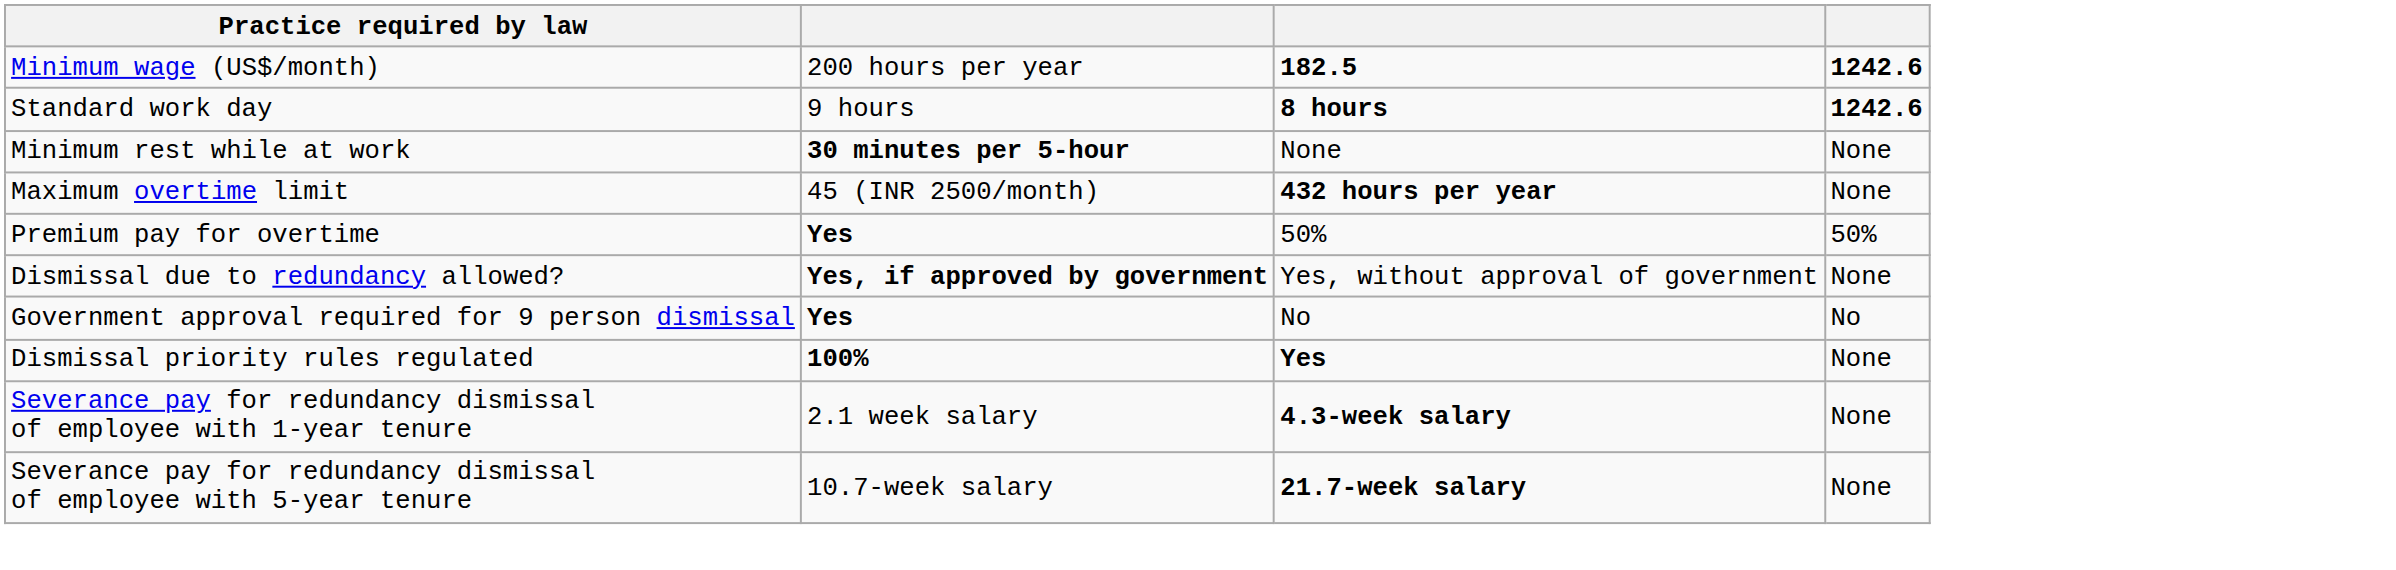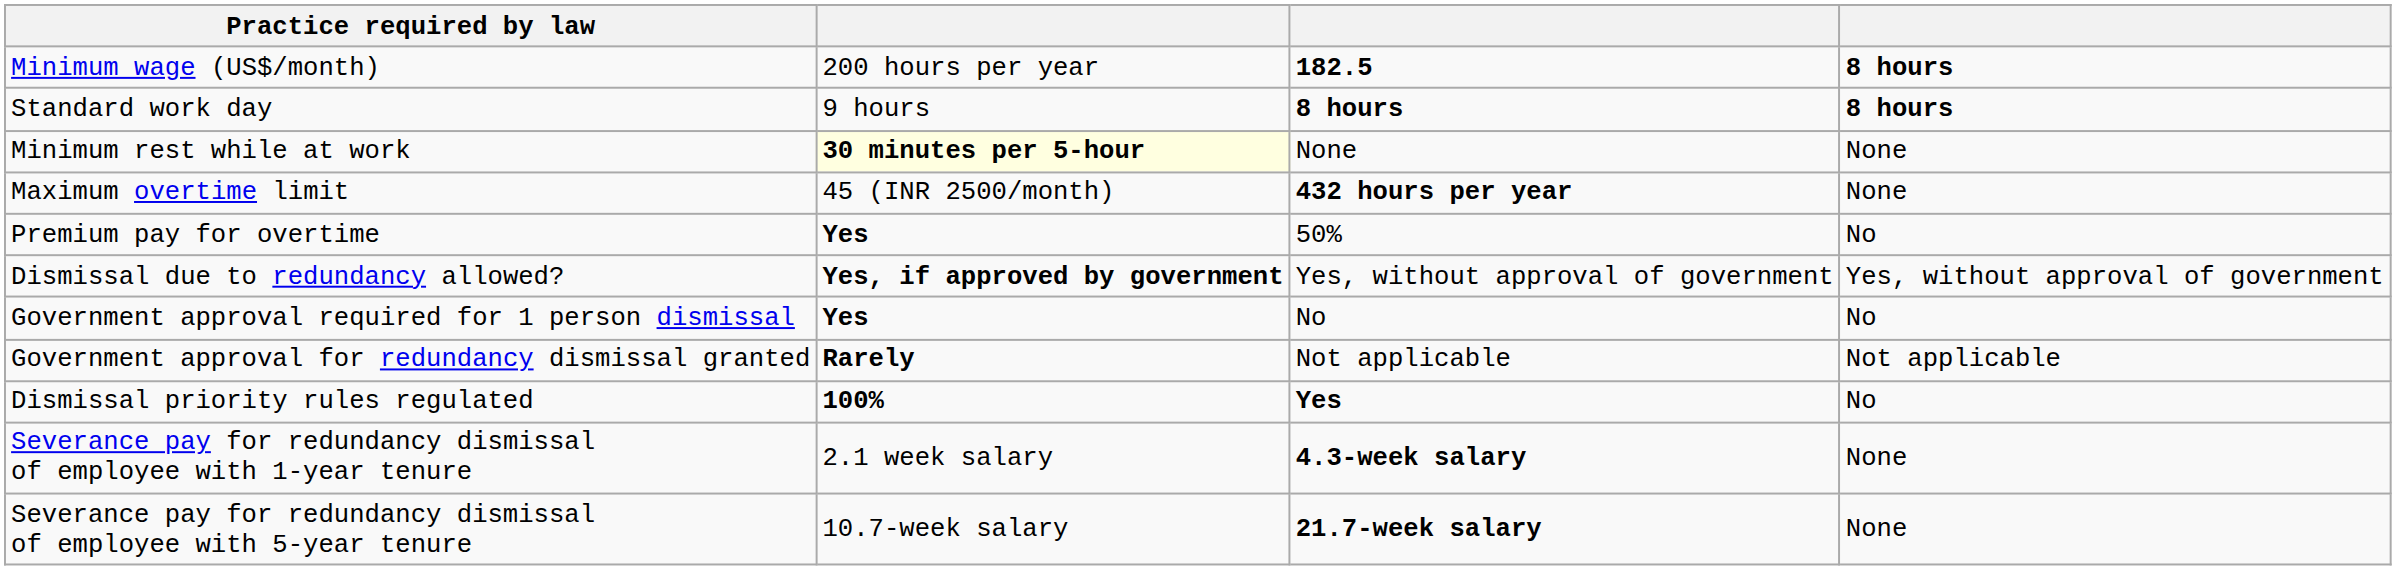(1877, 68) 1242.6 -> (1900, 68) 8 hours
(1877, 109) 1242.6 -> (1900, 109) 8 hours
(968, 151) no background -> (984, 151) lightyellow background
(1853, 235) 50% -> (1861, 235) No
(1861, 276) None -> (2115, 276) Yes, without approval of government
+ row: (403, 318)
- row: (403, 318)
+ row: (411, 360)
(1861, 360) None -> (1861, 402) No
